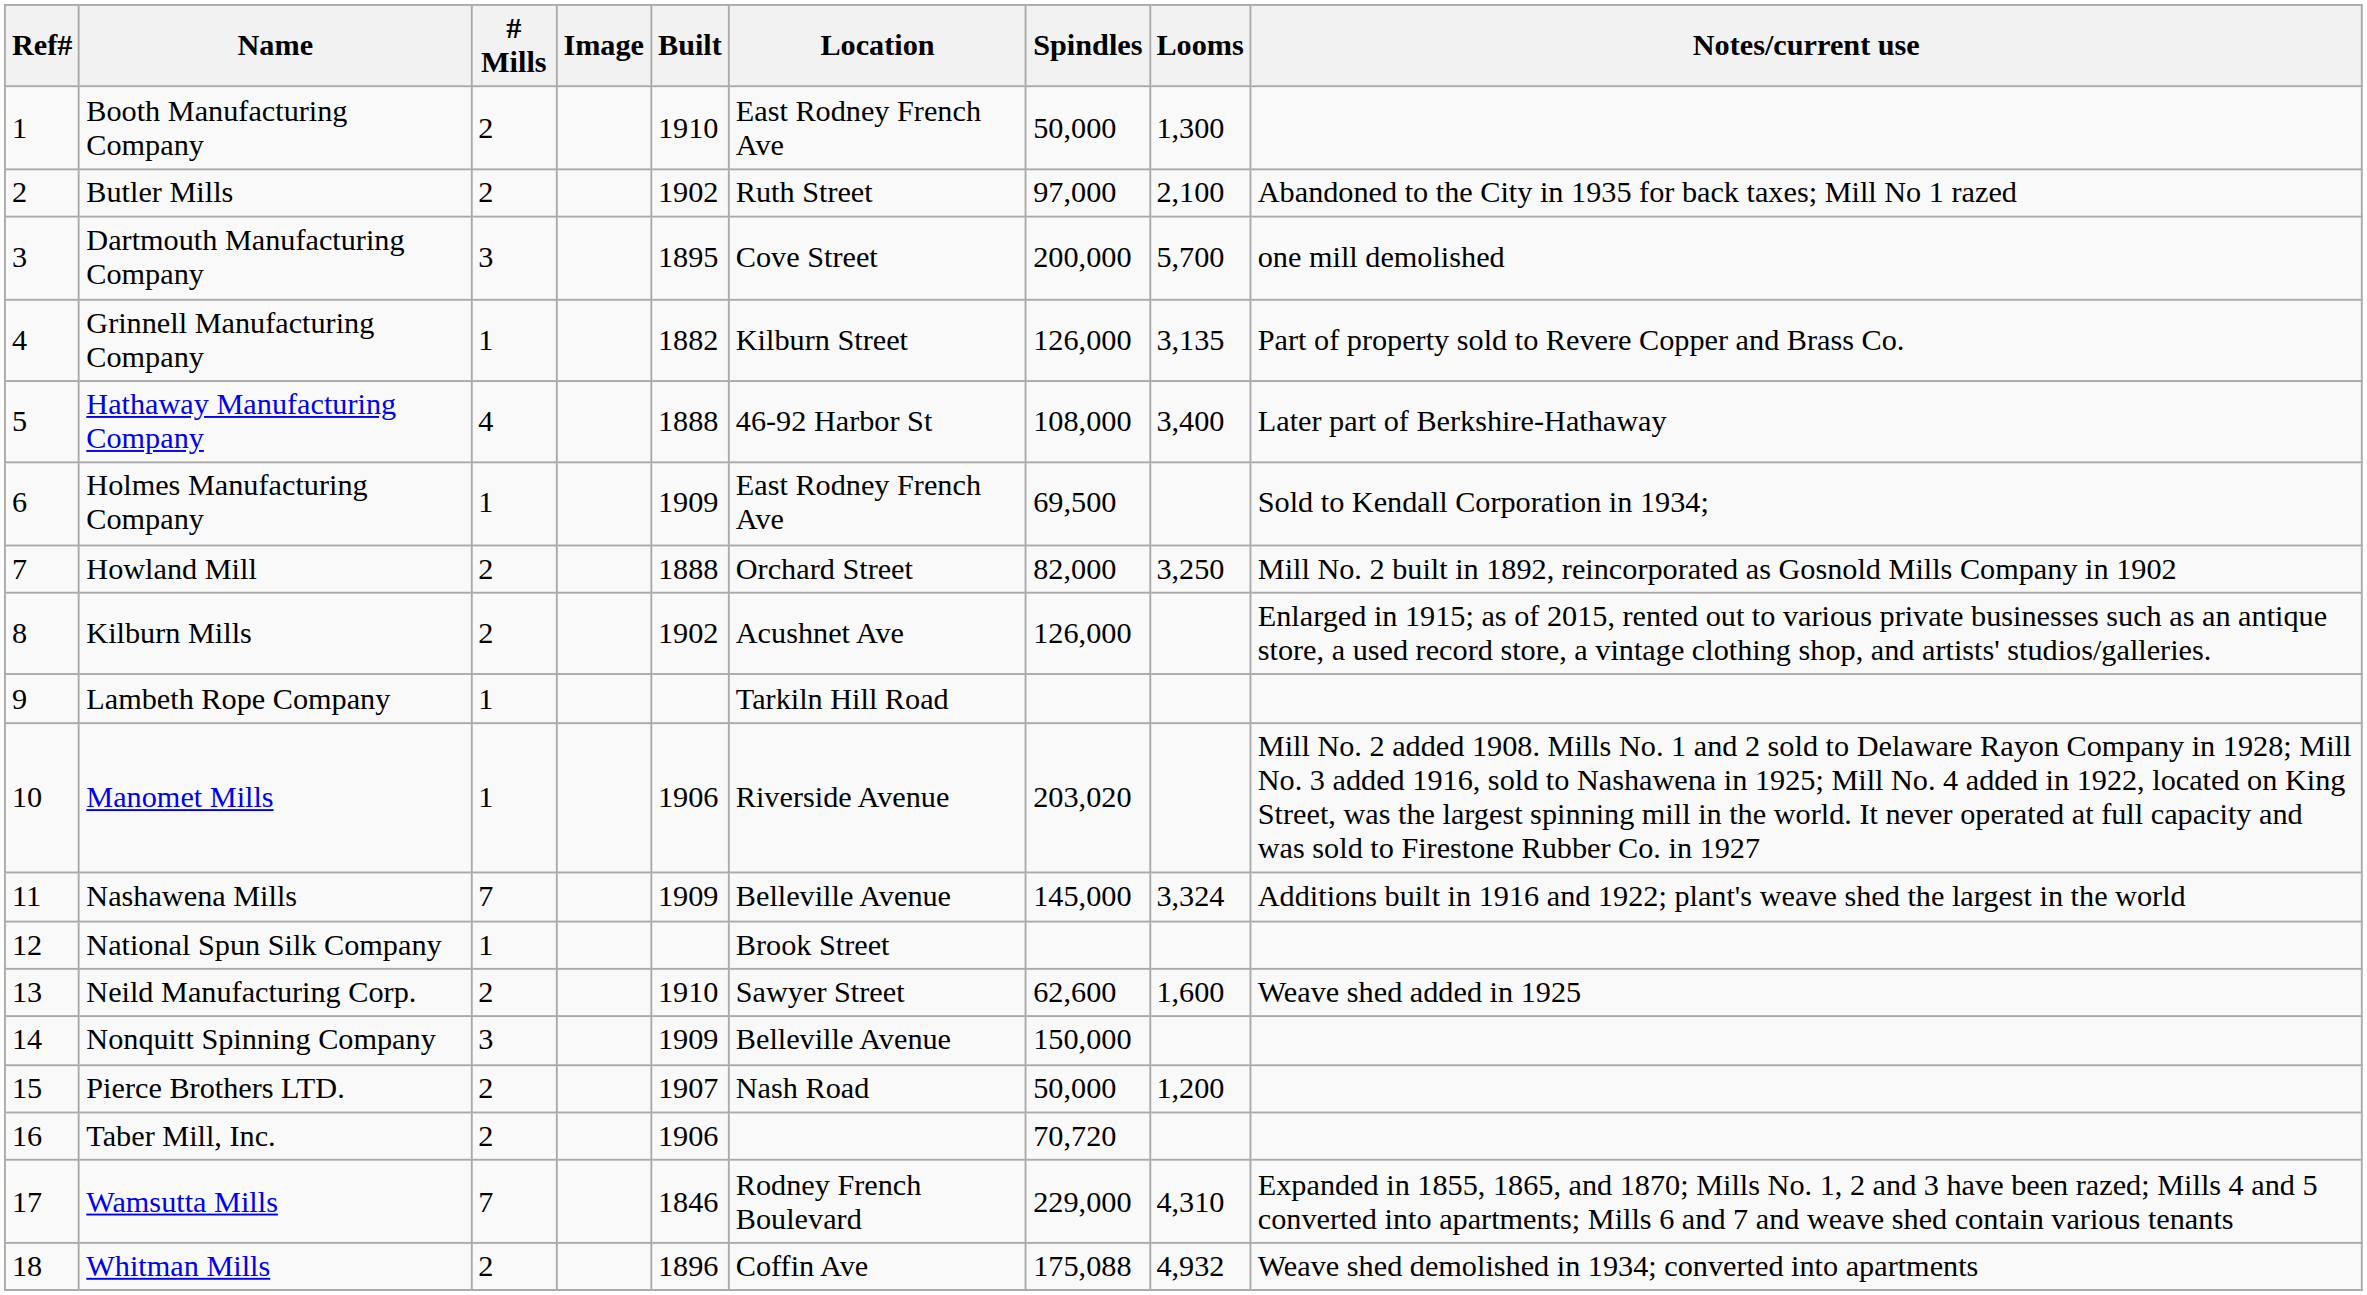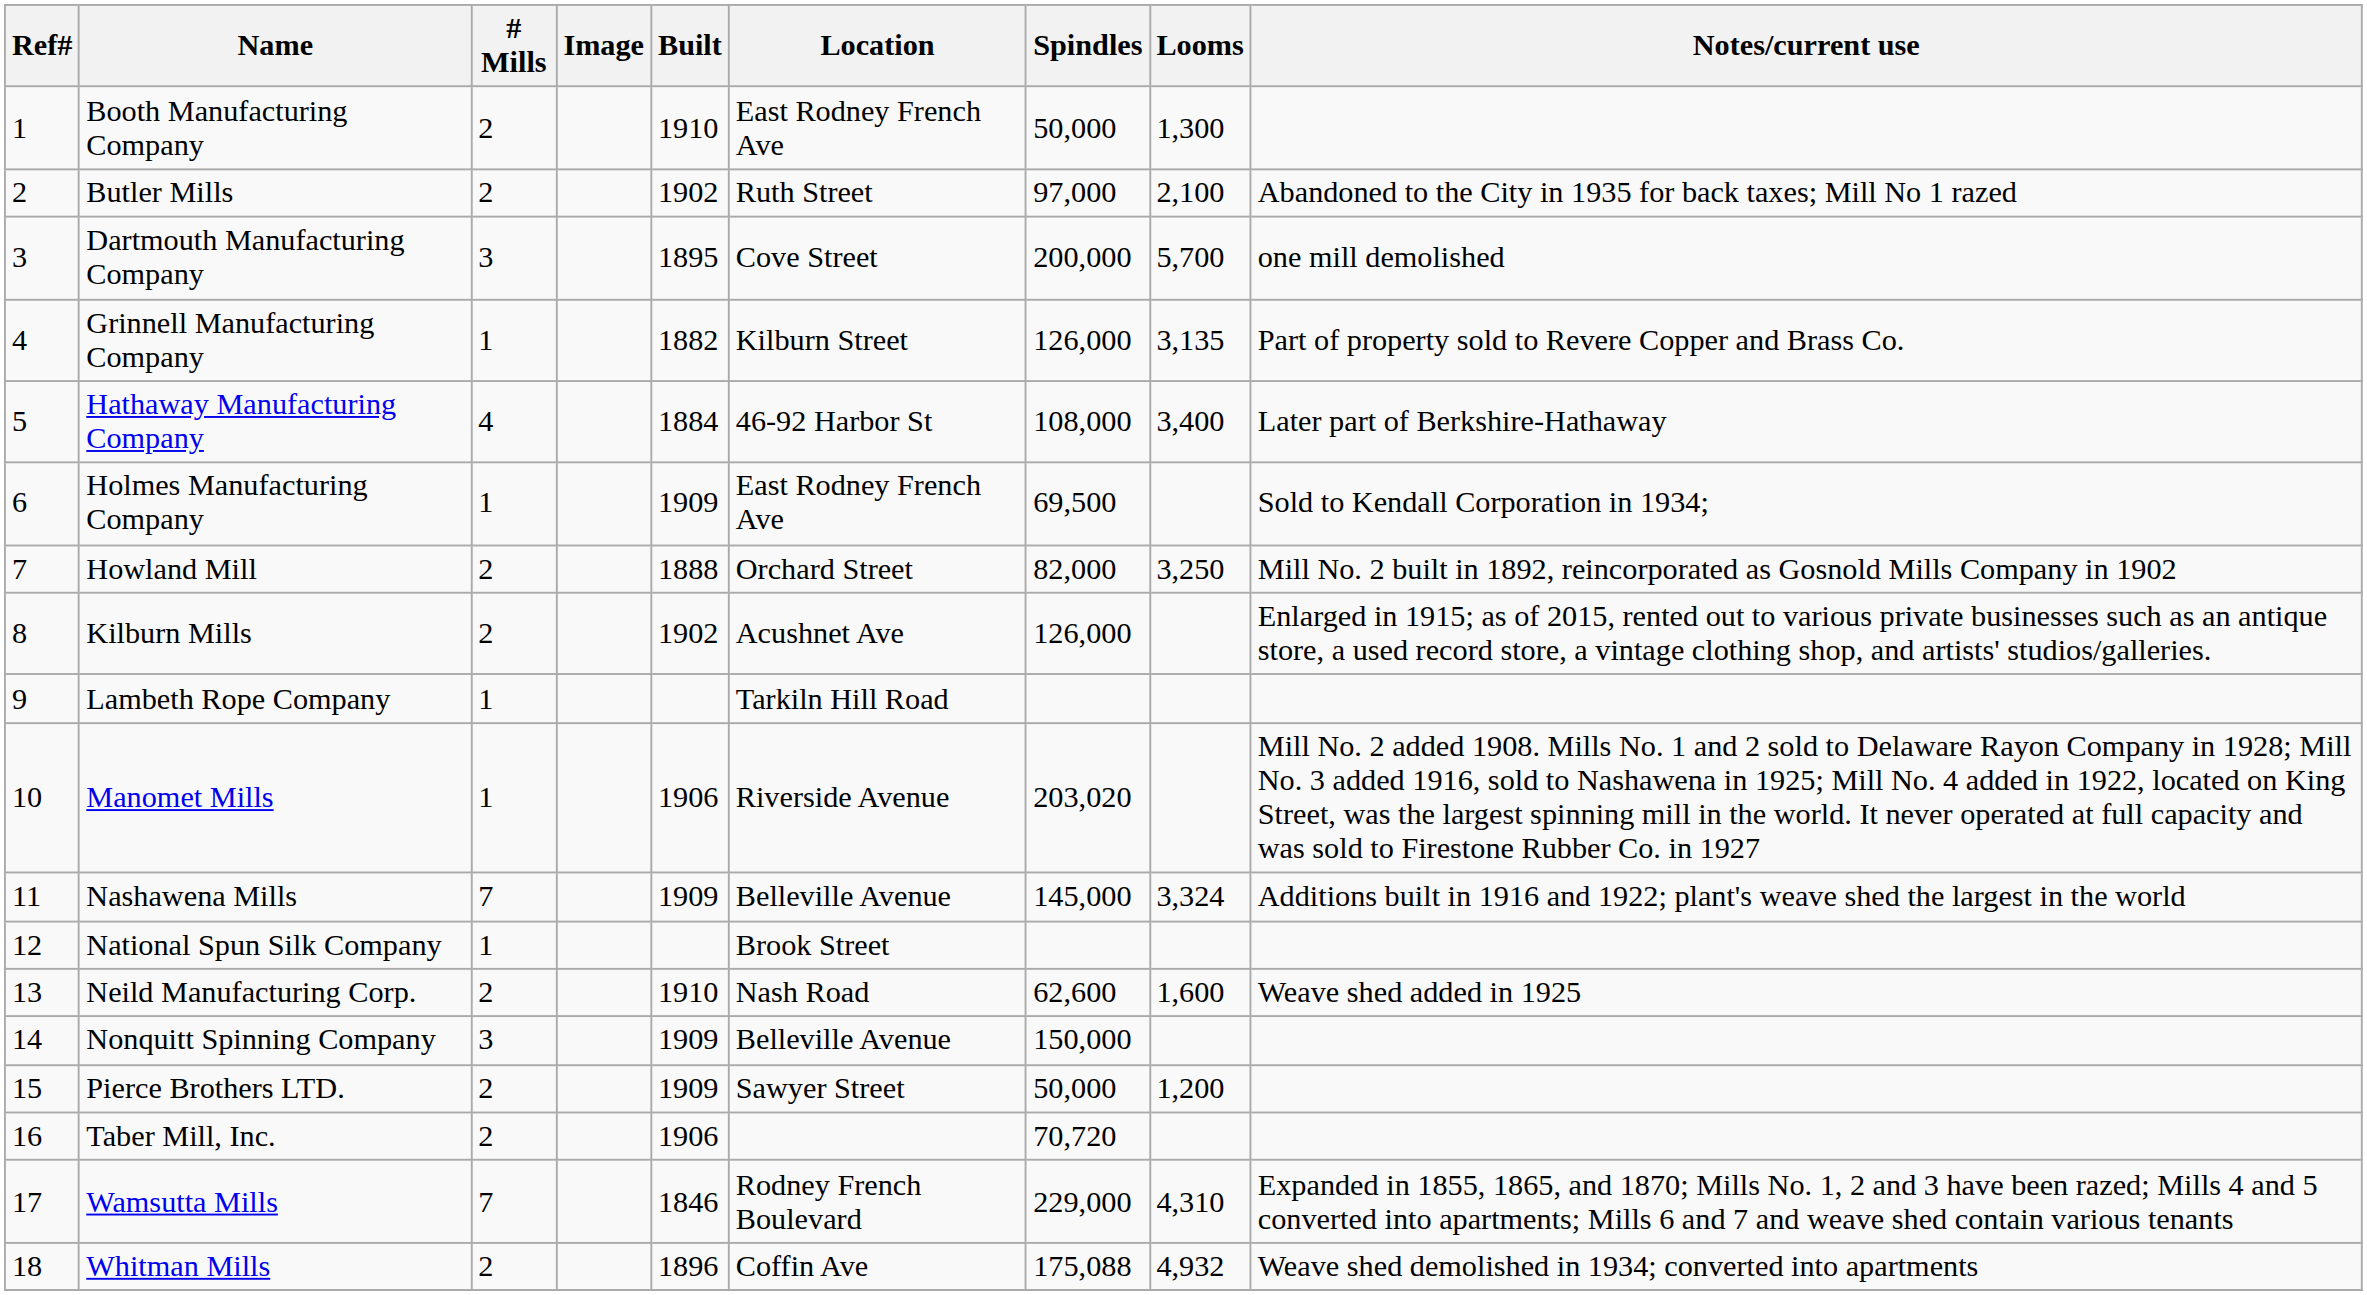(688, 421) 1888 -> (688, 421) 1884
(820, 992) Sawyer Street -> (803, 992) Nash Road
(688, 1088) 1907 -> (688, 1088) 1909
(803, 1088) Nash Road -> (820, 1088) Sawyer Street
